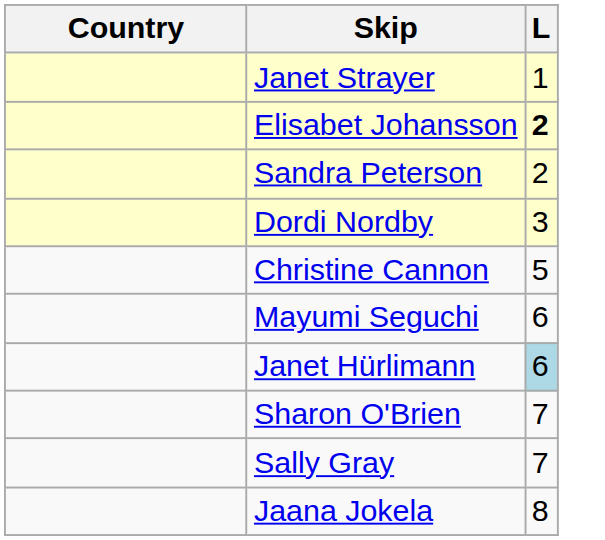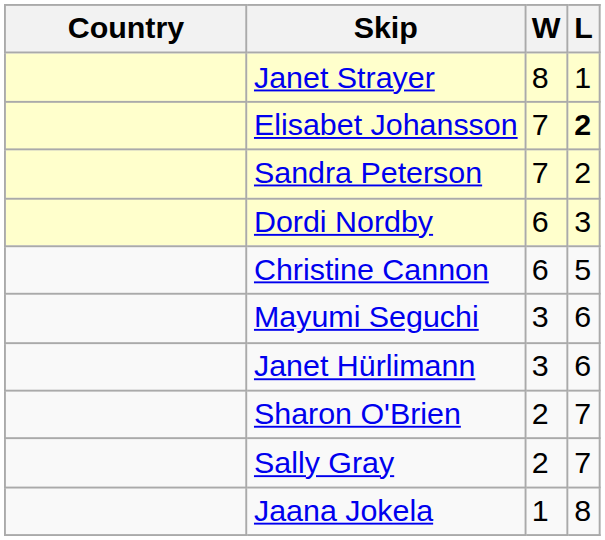+ column: (546, 28)
(540, 366) lightblue background -> (583, 366) no background
